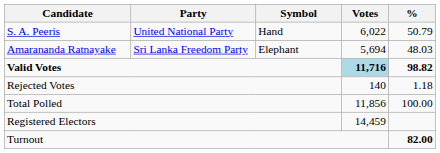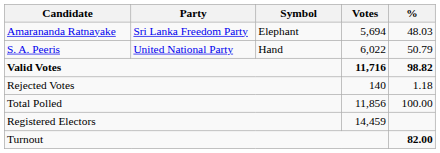rows swapped: (33, 31) <-> (61, 49)
(371, 67) lightblue background -> (371, 67) no background
